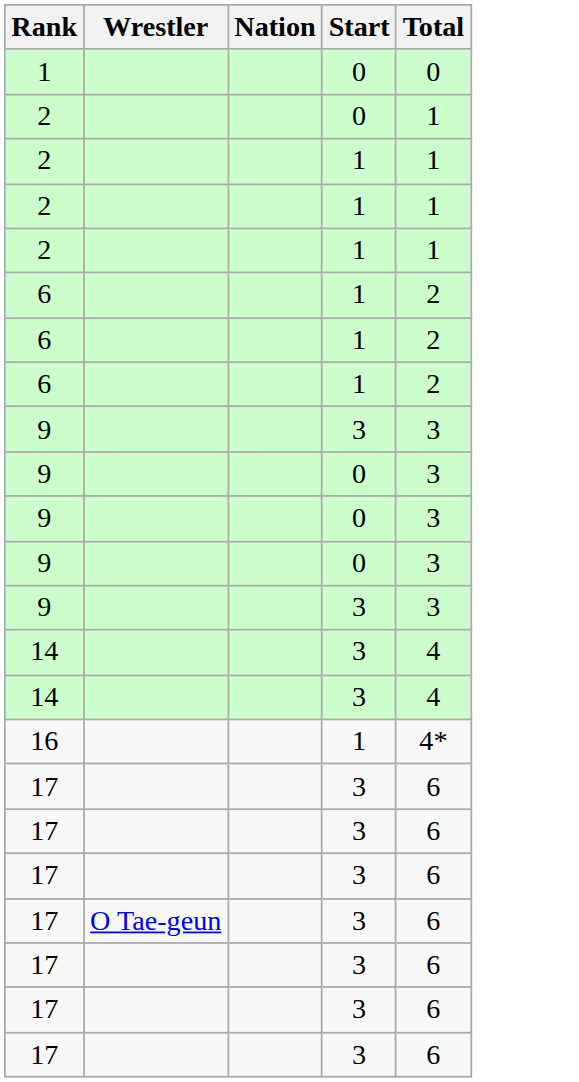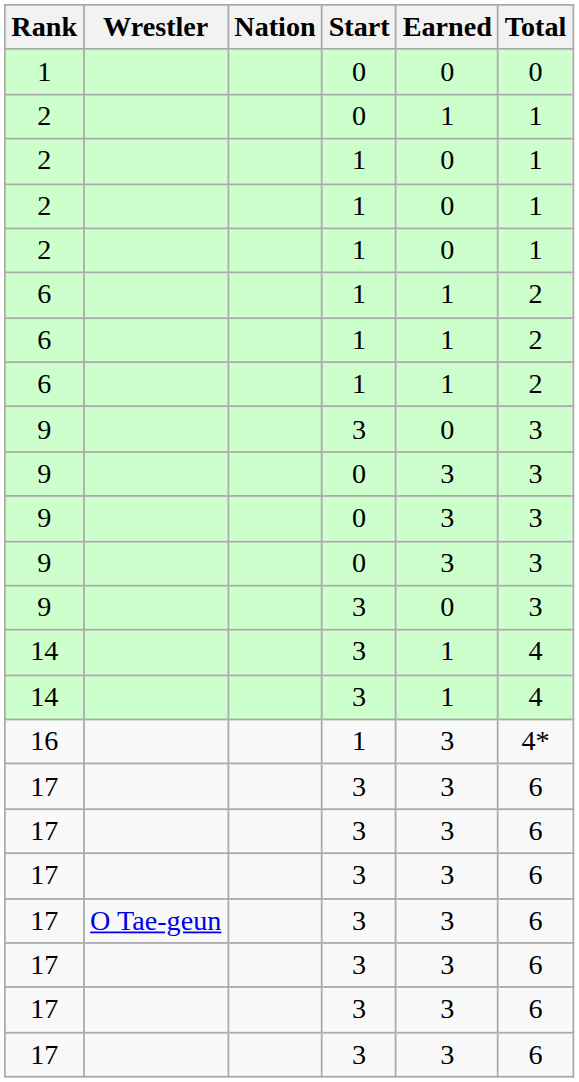+ column: (447, 26)
